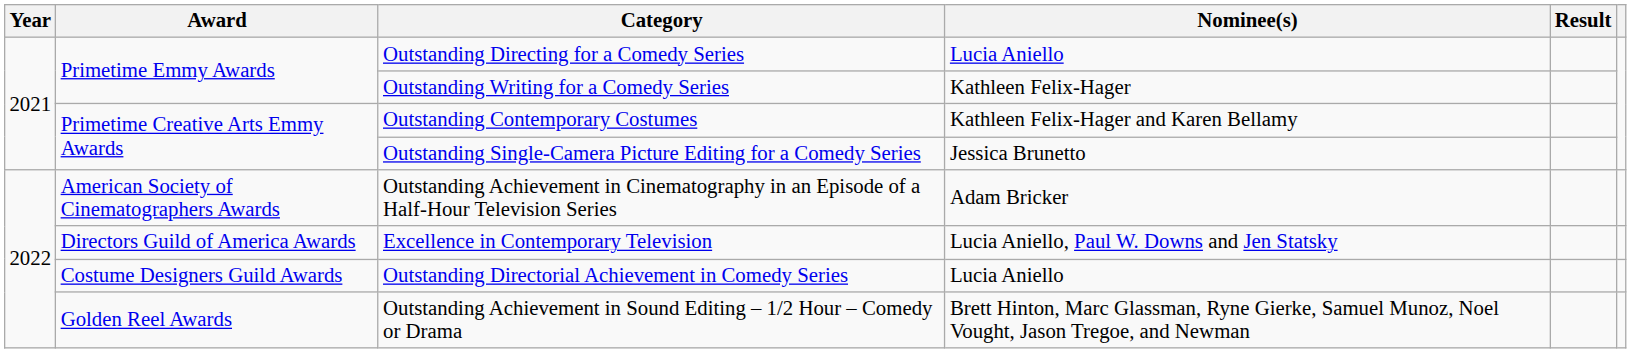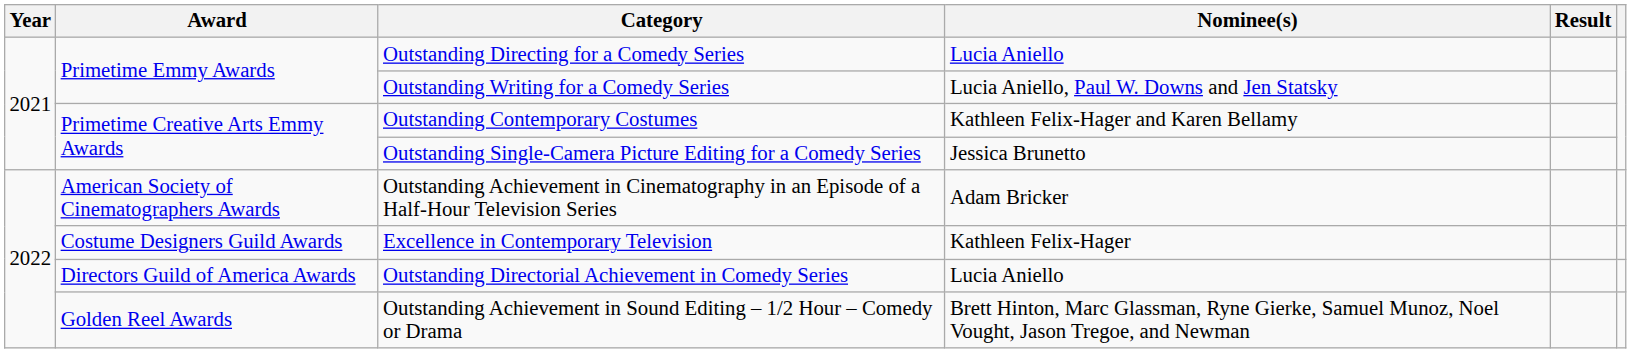(1040, 86) Kathleen Felix-Hager -> (1144, 86) Lucia Aniello, Paul W. Downs and Jen Statsky
(208, 242) Directors Guild of America Awards -> (202, 242) Costume Designers Guild Awards
(1144, 242) Lucia Aniello, Paul W. Downs and Jen Statsky -> (1040, 242) Kathleen Felix-Hager
(202, 275) Costume Designers Guild Awards -> (208, 275) Directors Guild of America Awards
